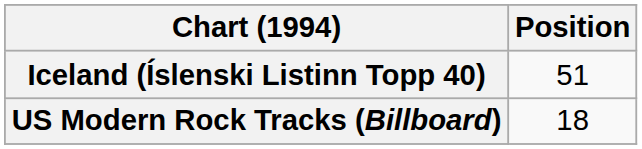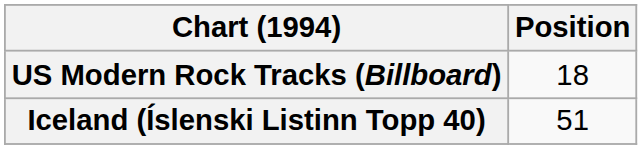rows swapped: (257, 74) <-> (257, 120)
